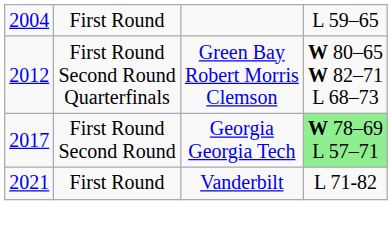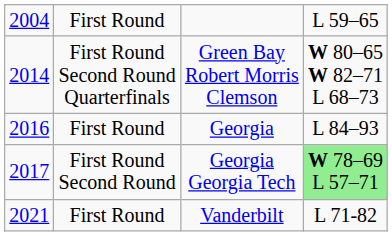(29, 74) 2012 -> (29, 74) 2014
+ row: (242, 128)
